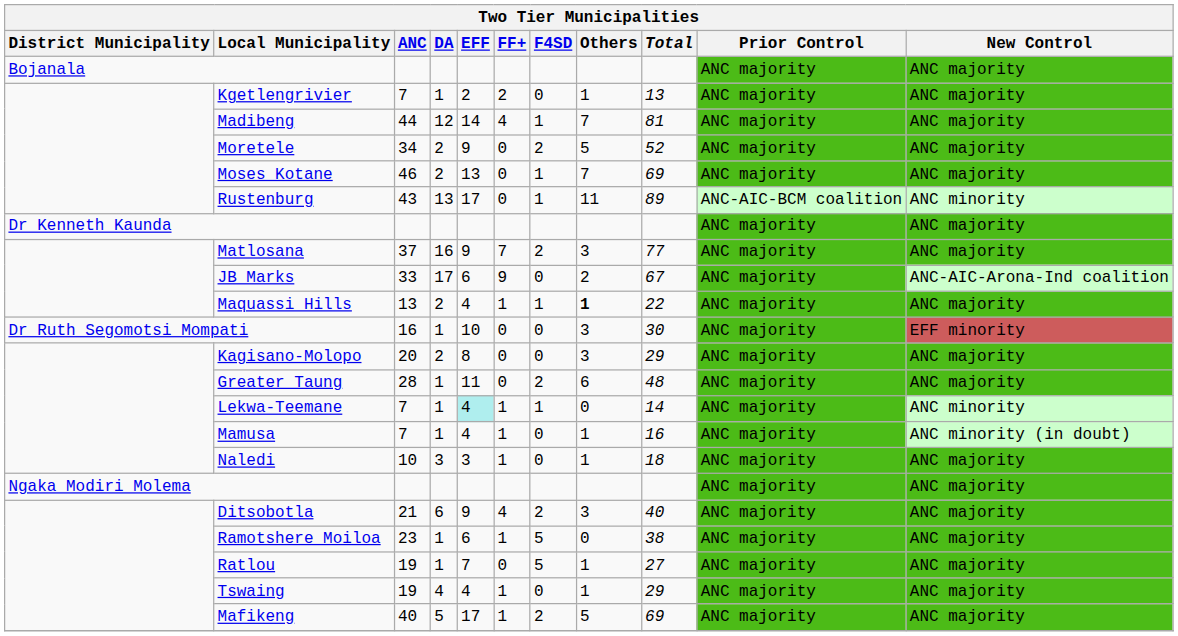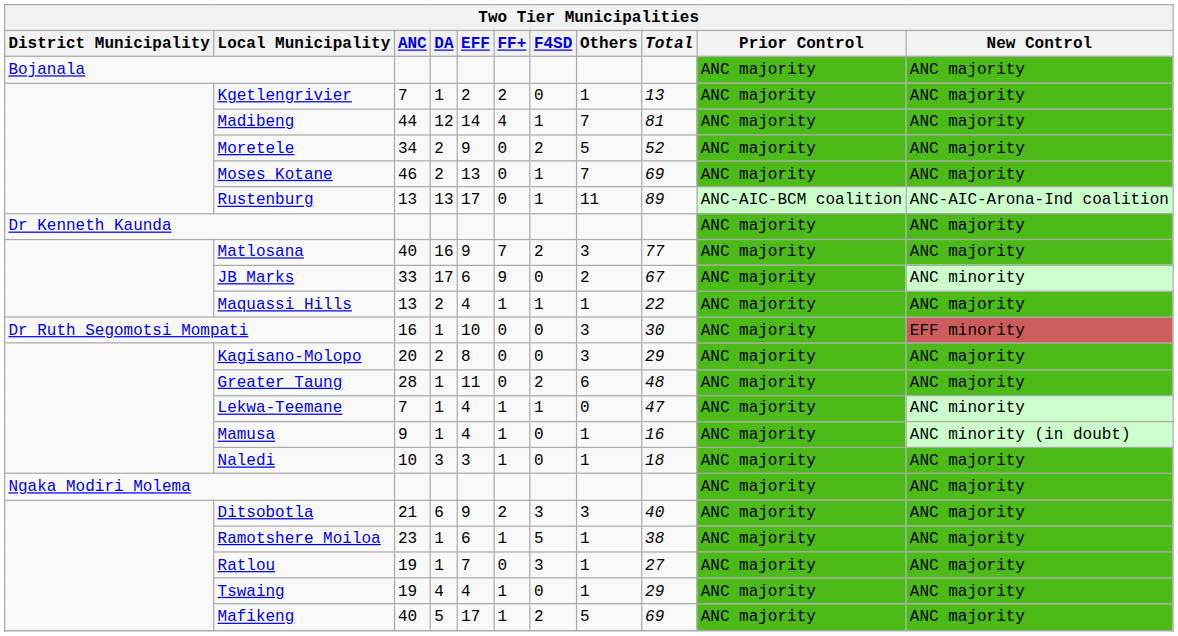(407, 200) 43 -> (407, 200) 13
(967, 200) ANC minority -> (1039, 200) ANC-AIC-Arona-Ind coalition
(407, 252) 37 -> (407, 252) 40
(1039, 278) ANC-AIC-Arona-Ind coalition -> (967, 278) ANC minority
(585, 304) bold -> (585, 304) normal
(466, 409) paleturquoise background -> (466, 409) no background
(655, 409) 14 -> (655, 409) 47
(403, 435) 7 -> (403, 435) 9
(502, 513) 4 -> (502, 513) 2
(539, 513) 2 -> (539, 513) 3
(585, 539) 0 -> (585, 539) 1
(539, 565) 5 -> (539, 565) 3
